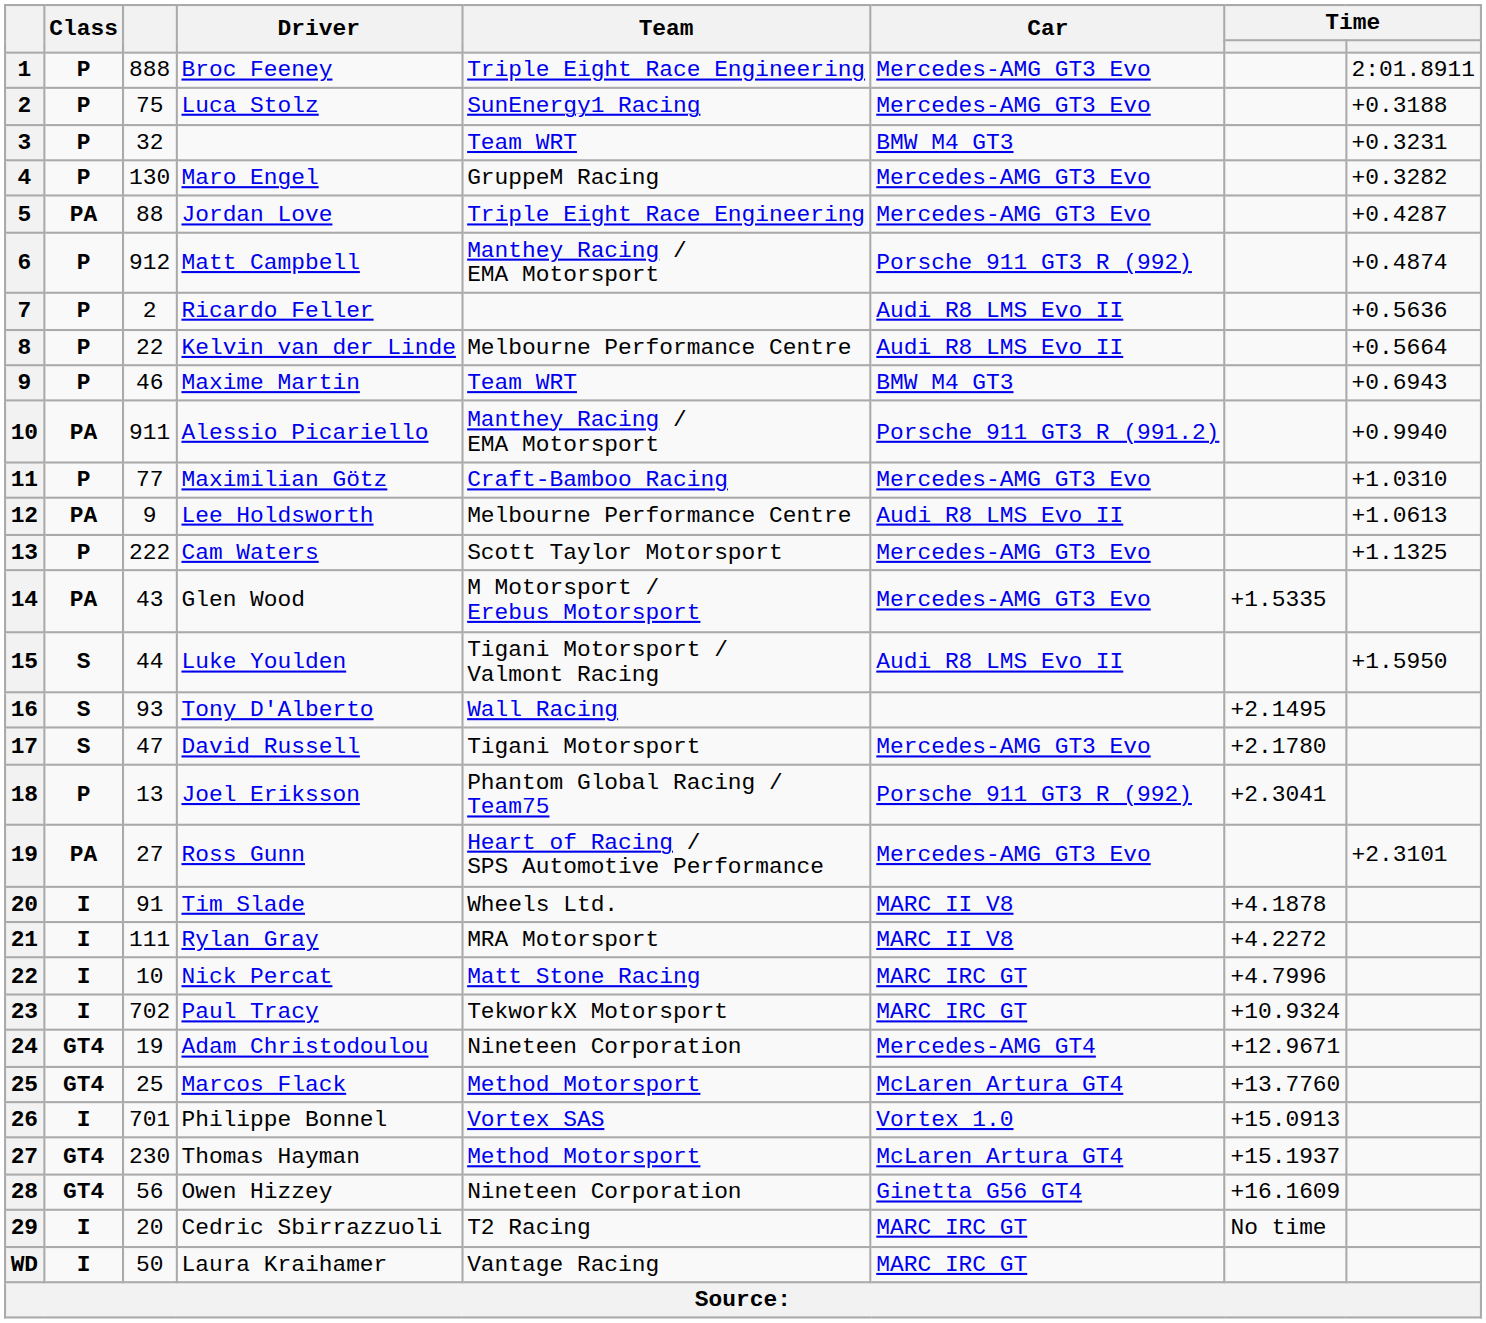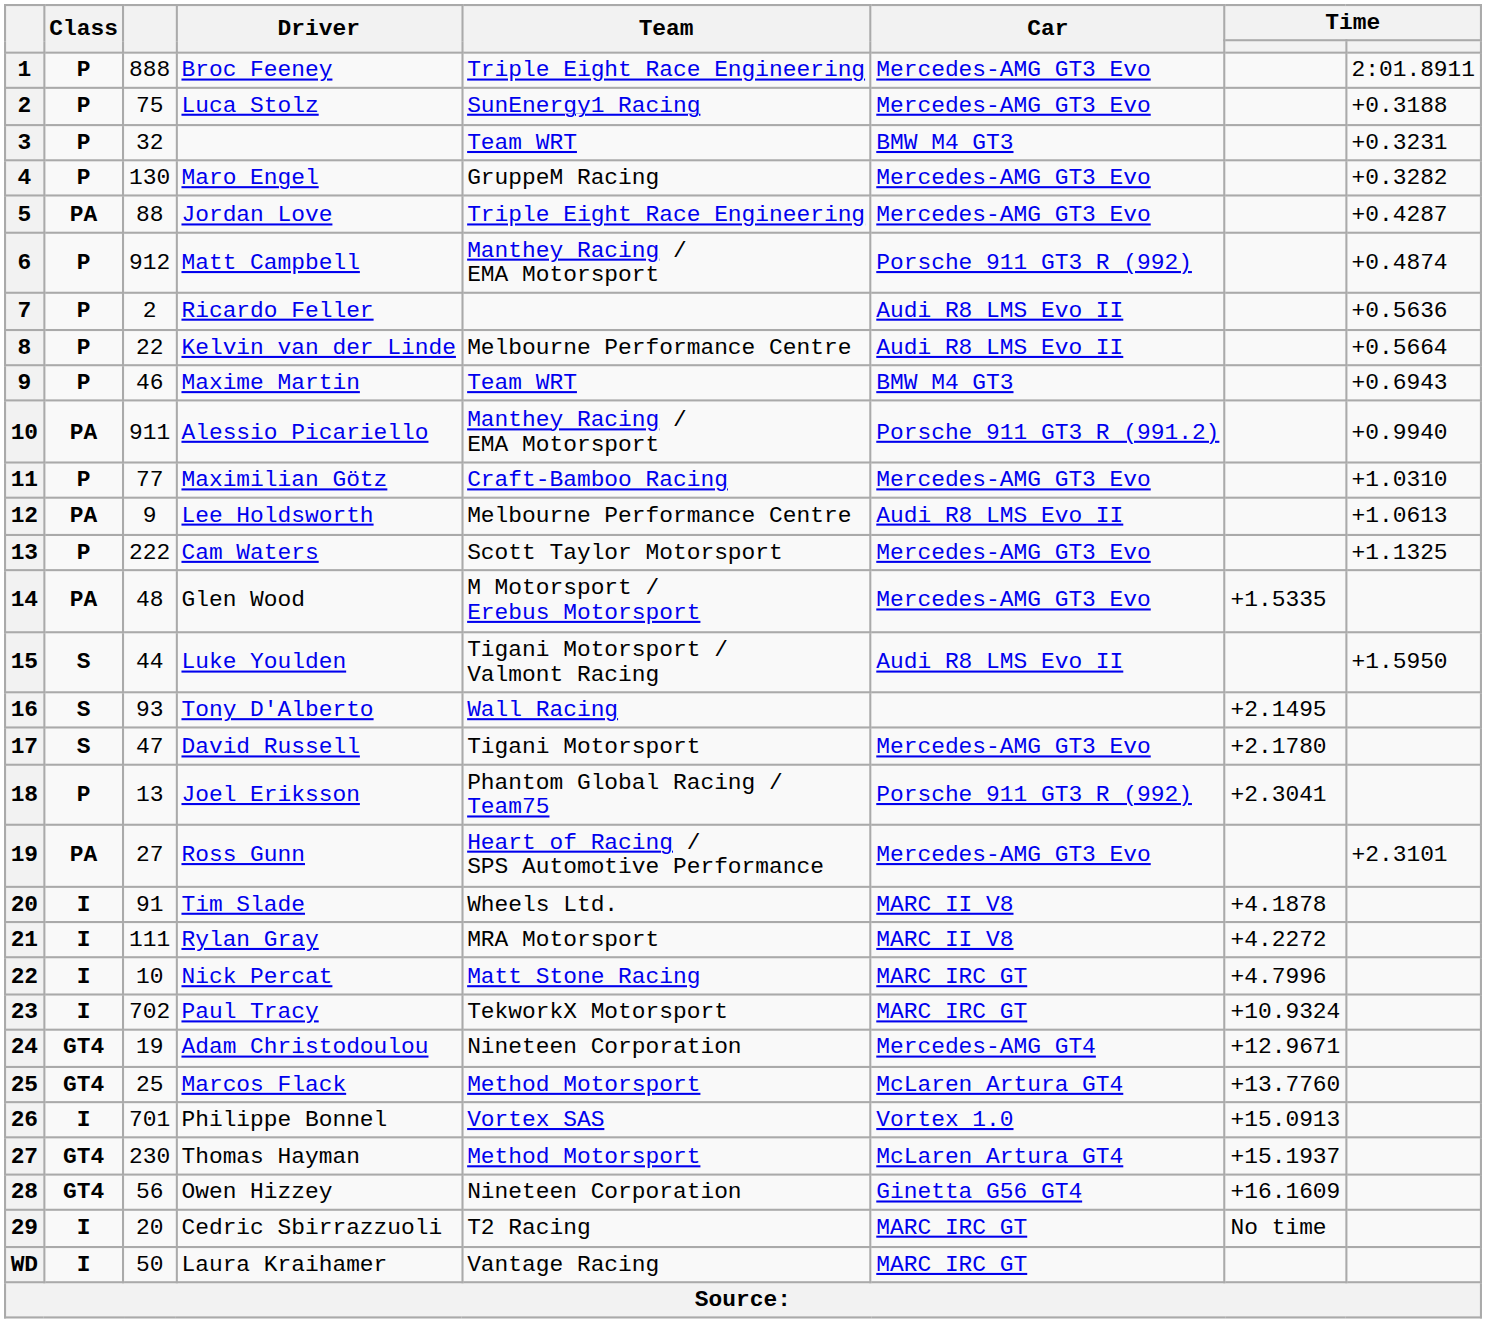(150, 601) 43 -> (150, 601) 48
